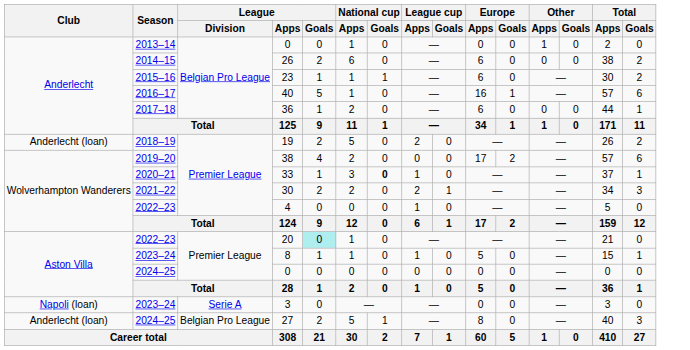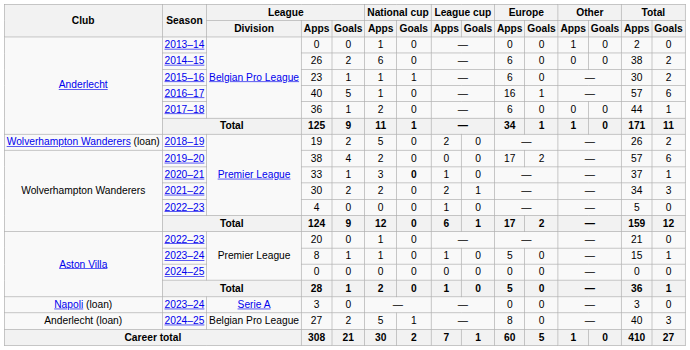(69, 142) Anderlecht (loan) -> (83, 142) Wolverhampton Wanderers (loan)
(319, 239) paleturquoise background -> (348, 239) no background
